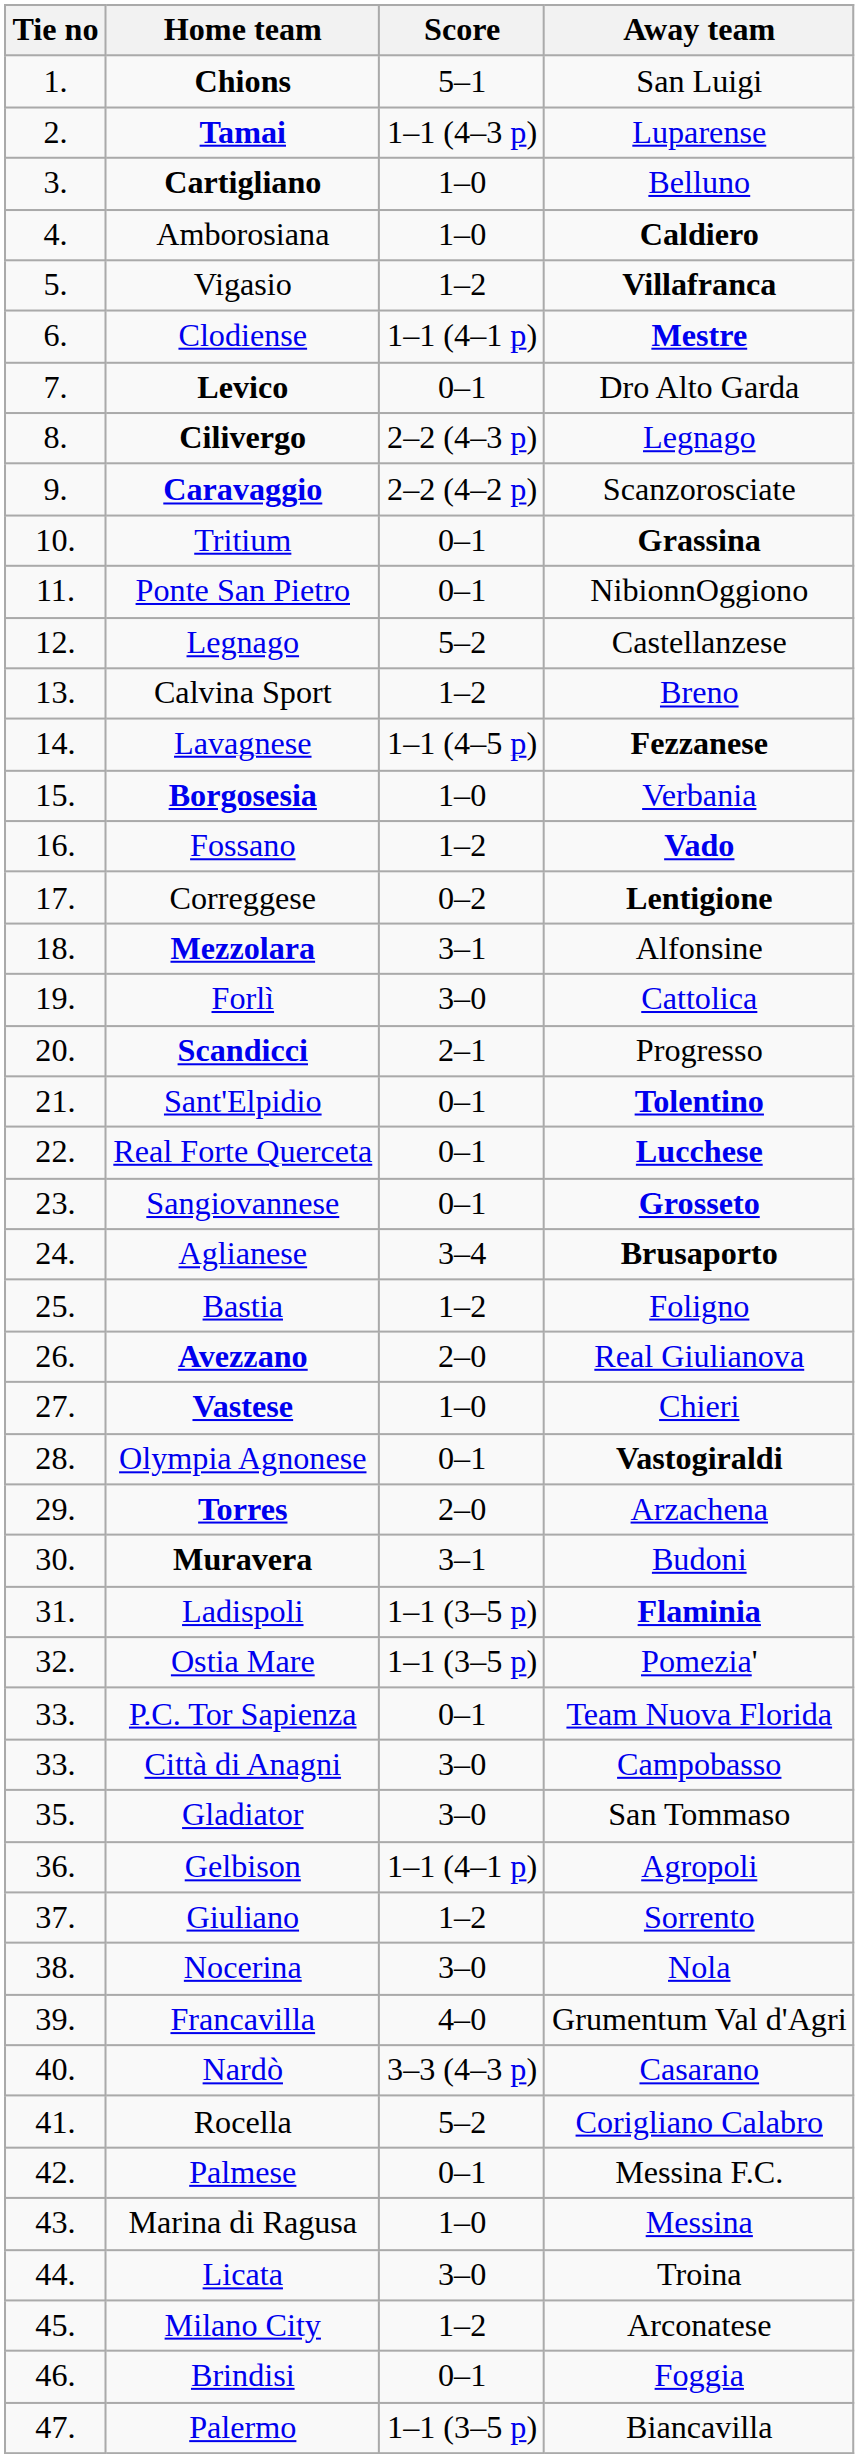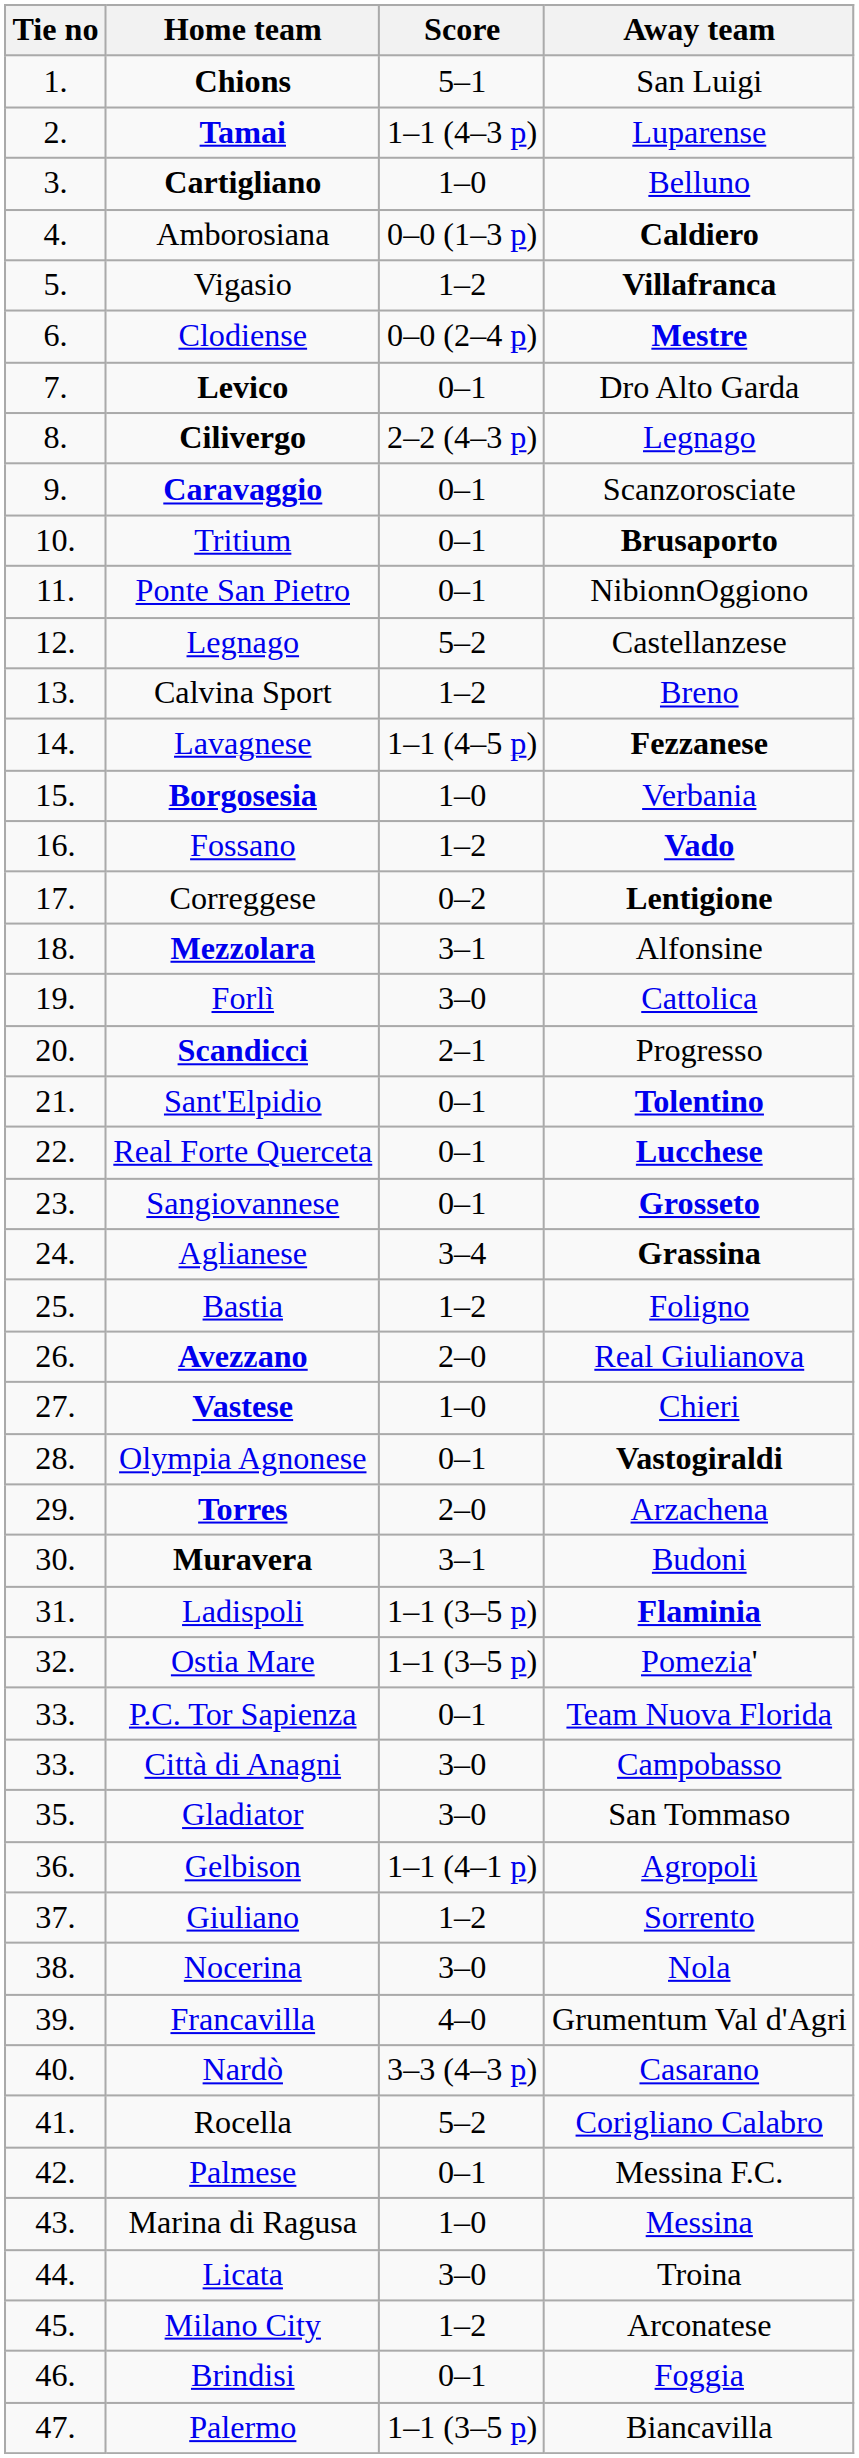(462, 234) 1–0 -> (462, 234) 0–0 (1–3 p)
(462, 336) 1–1 (4–1 p) -> (462, 336) 0–0 (2–4 p)
(462, 489) 2–2 (4–2 p) -> (462, 489) 0–1
(699, 540) Grassina -> (699, 540) Brusaporto
(699, 1254) Brusaporto -> (699, 1254) Grassina
